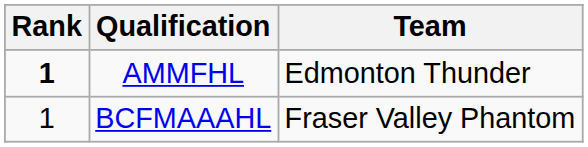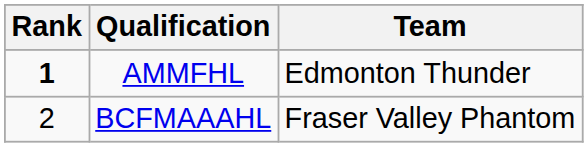(47, 118) 1 -> (47, 118) 2
